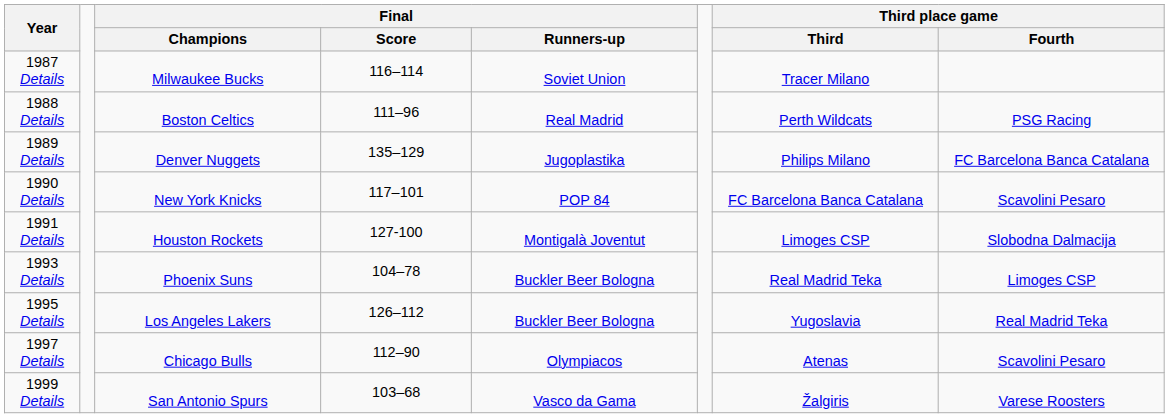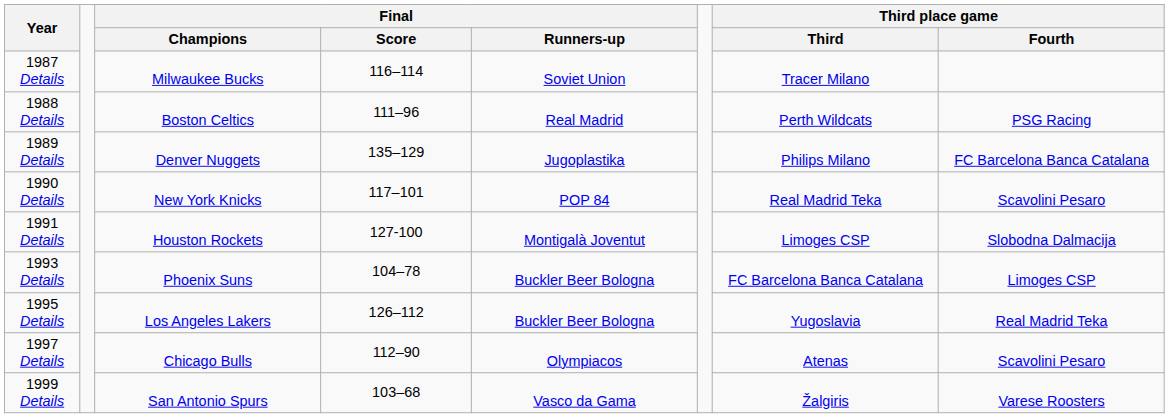(826, 199) FC Barcelona Banca Catalana -> (826, 199) Real Madrid Teka
(826, 280) Real Madrid Teka -> (826, 280) FC Barcelona Banca Catalana
